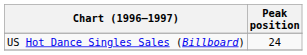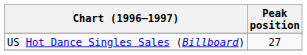(275, 42) 24 -> (275, 42) 27
